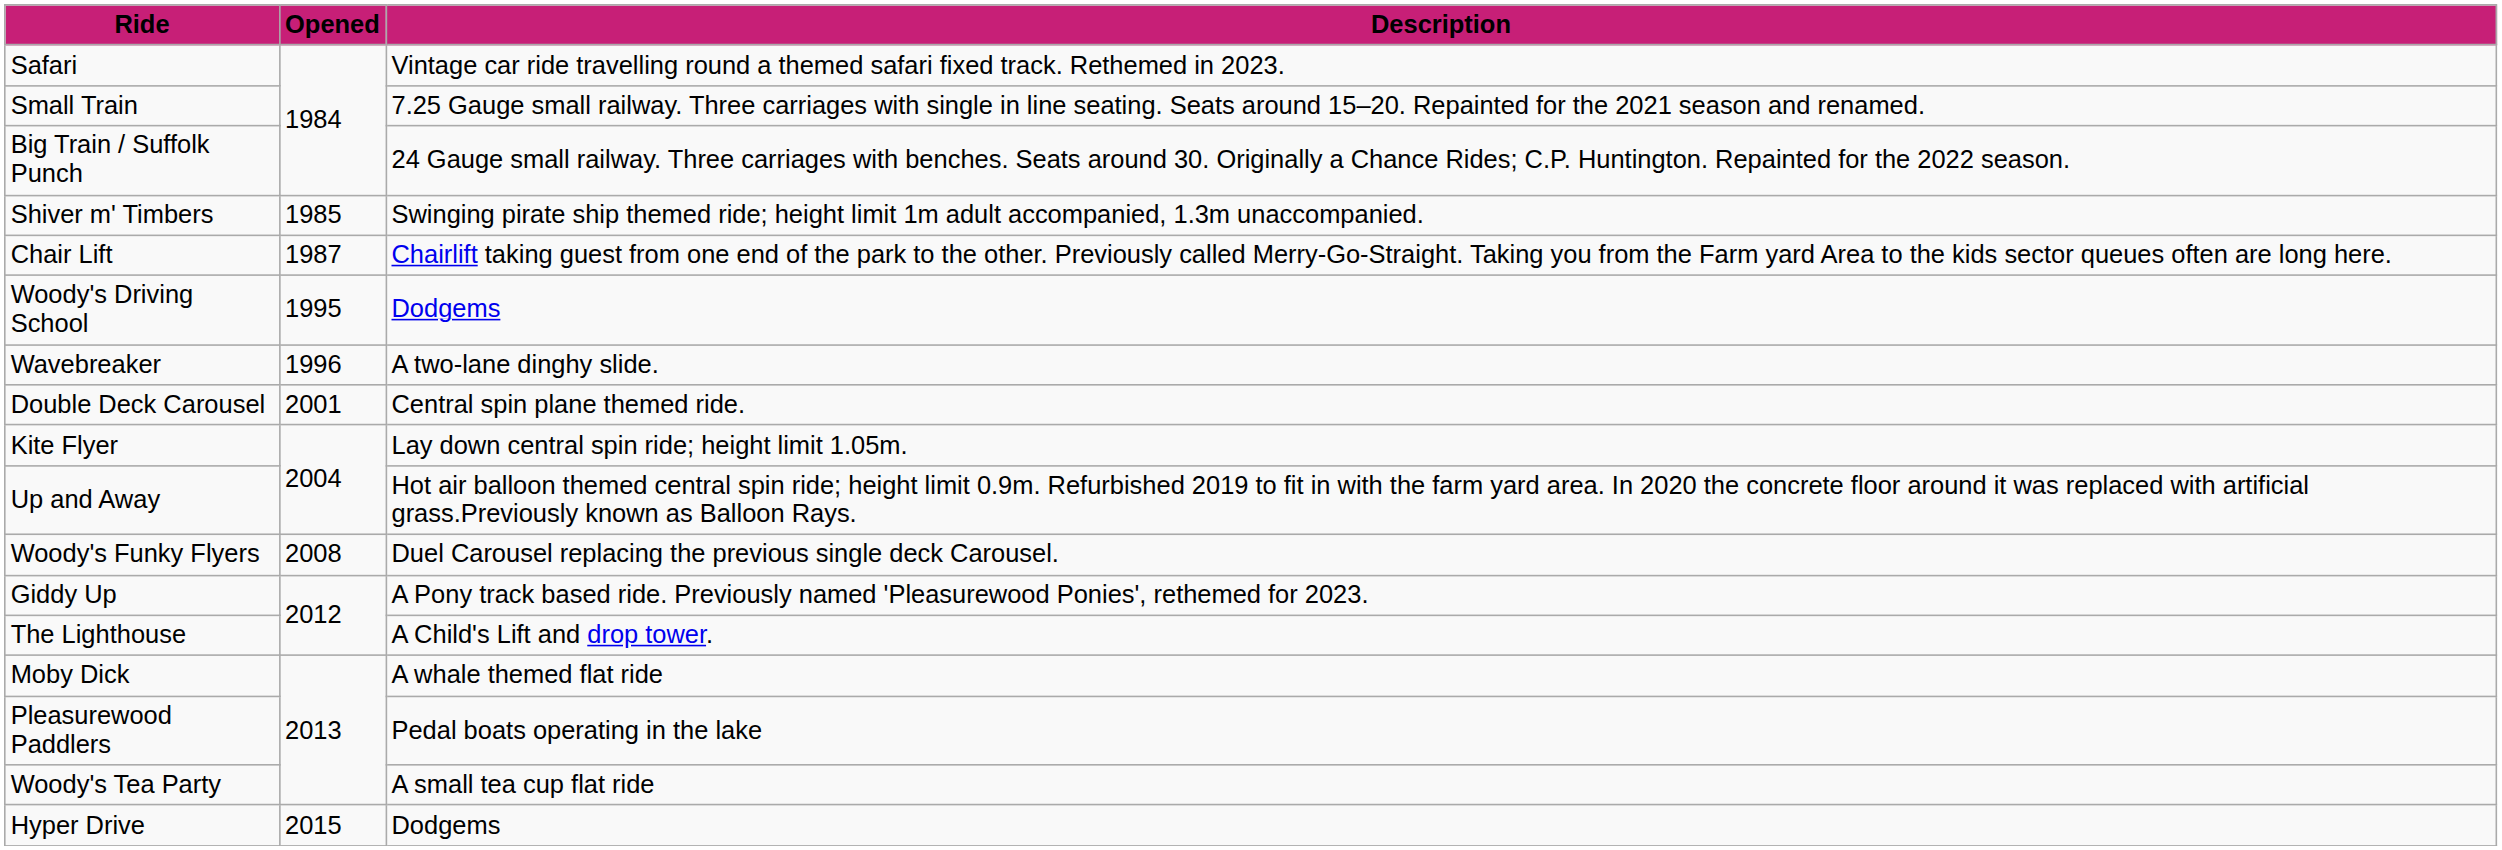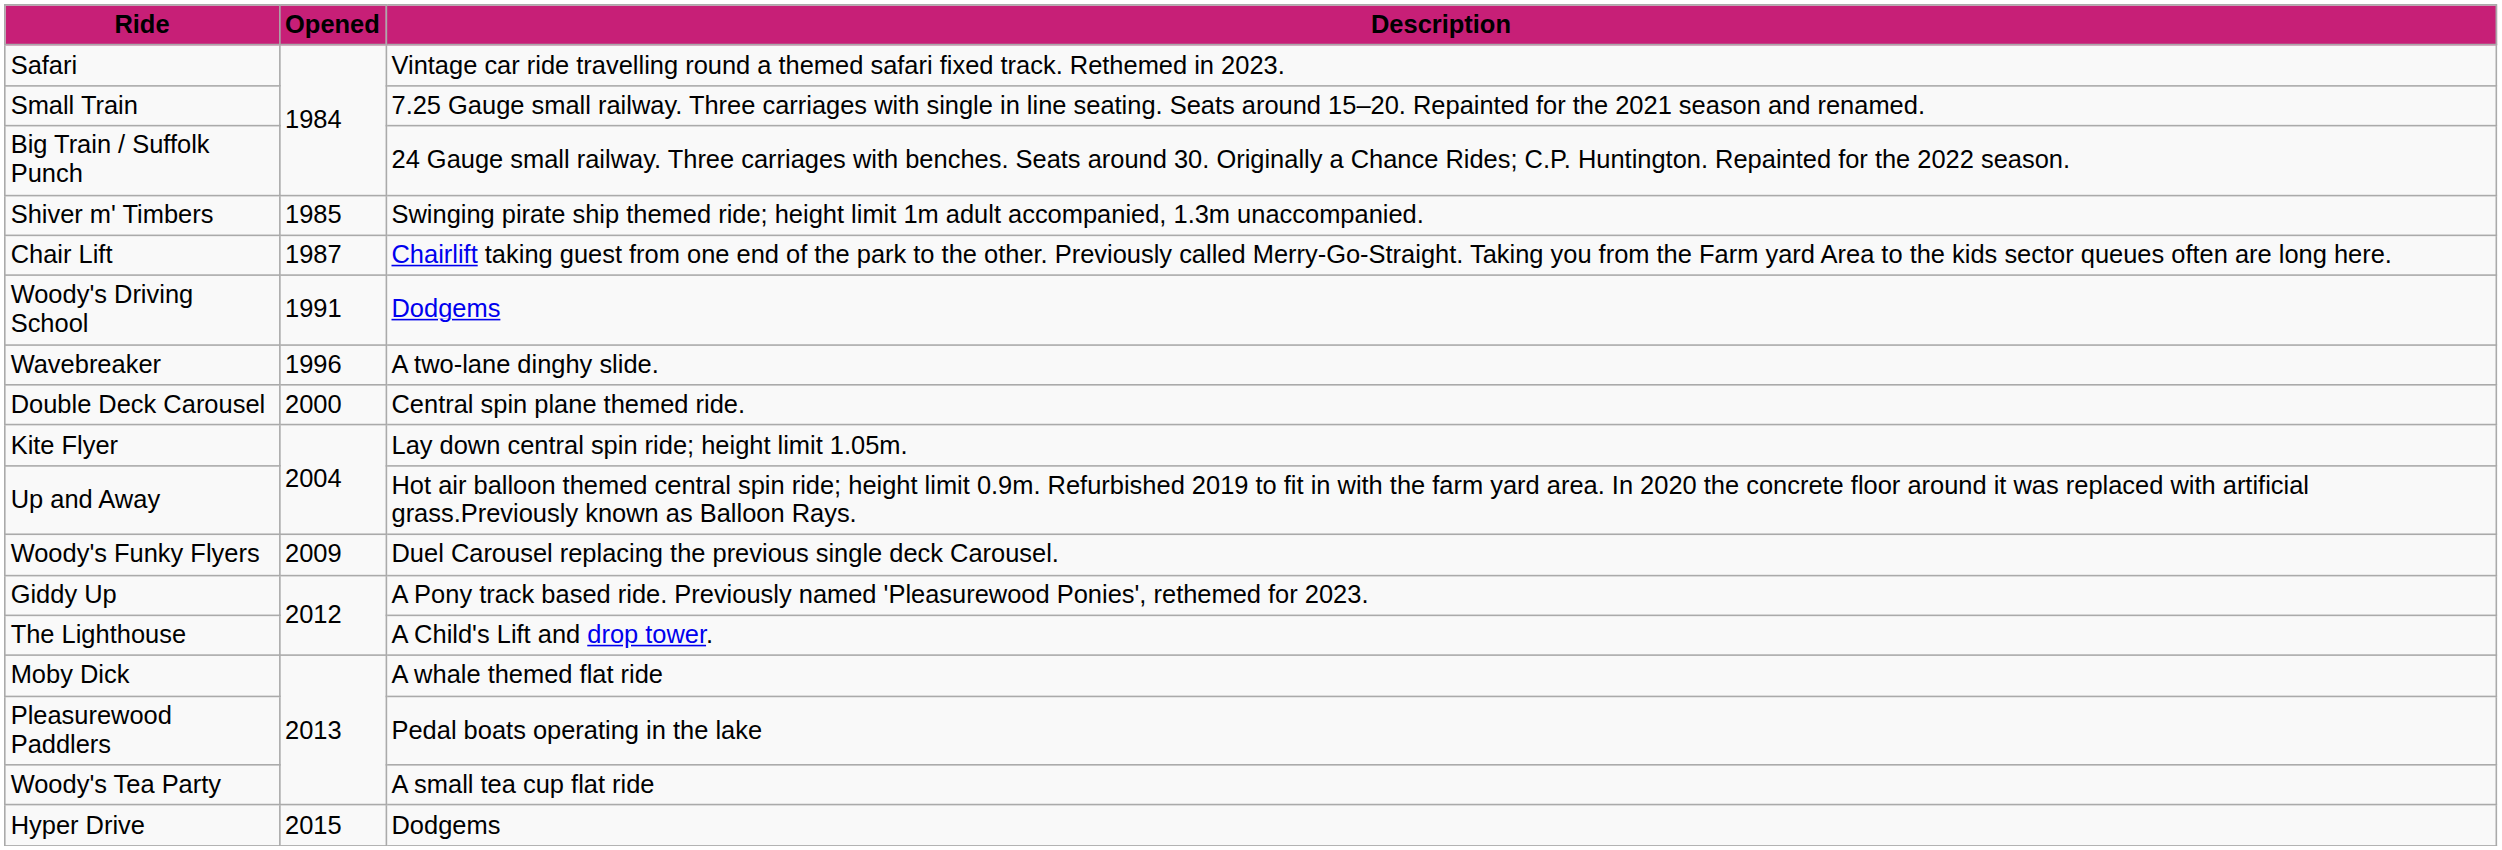(313, 309) 1995 -> (313, 309) 1991
(313, 404) 2001 -> (313, 404) 2000
(313, 554) 2008 -> (313, 554) 2009
